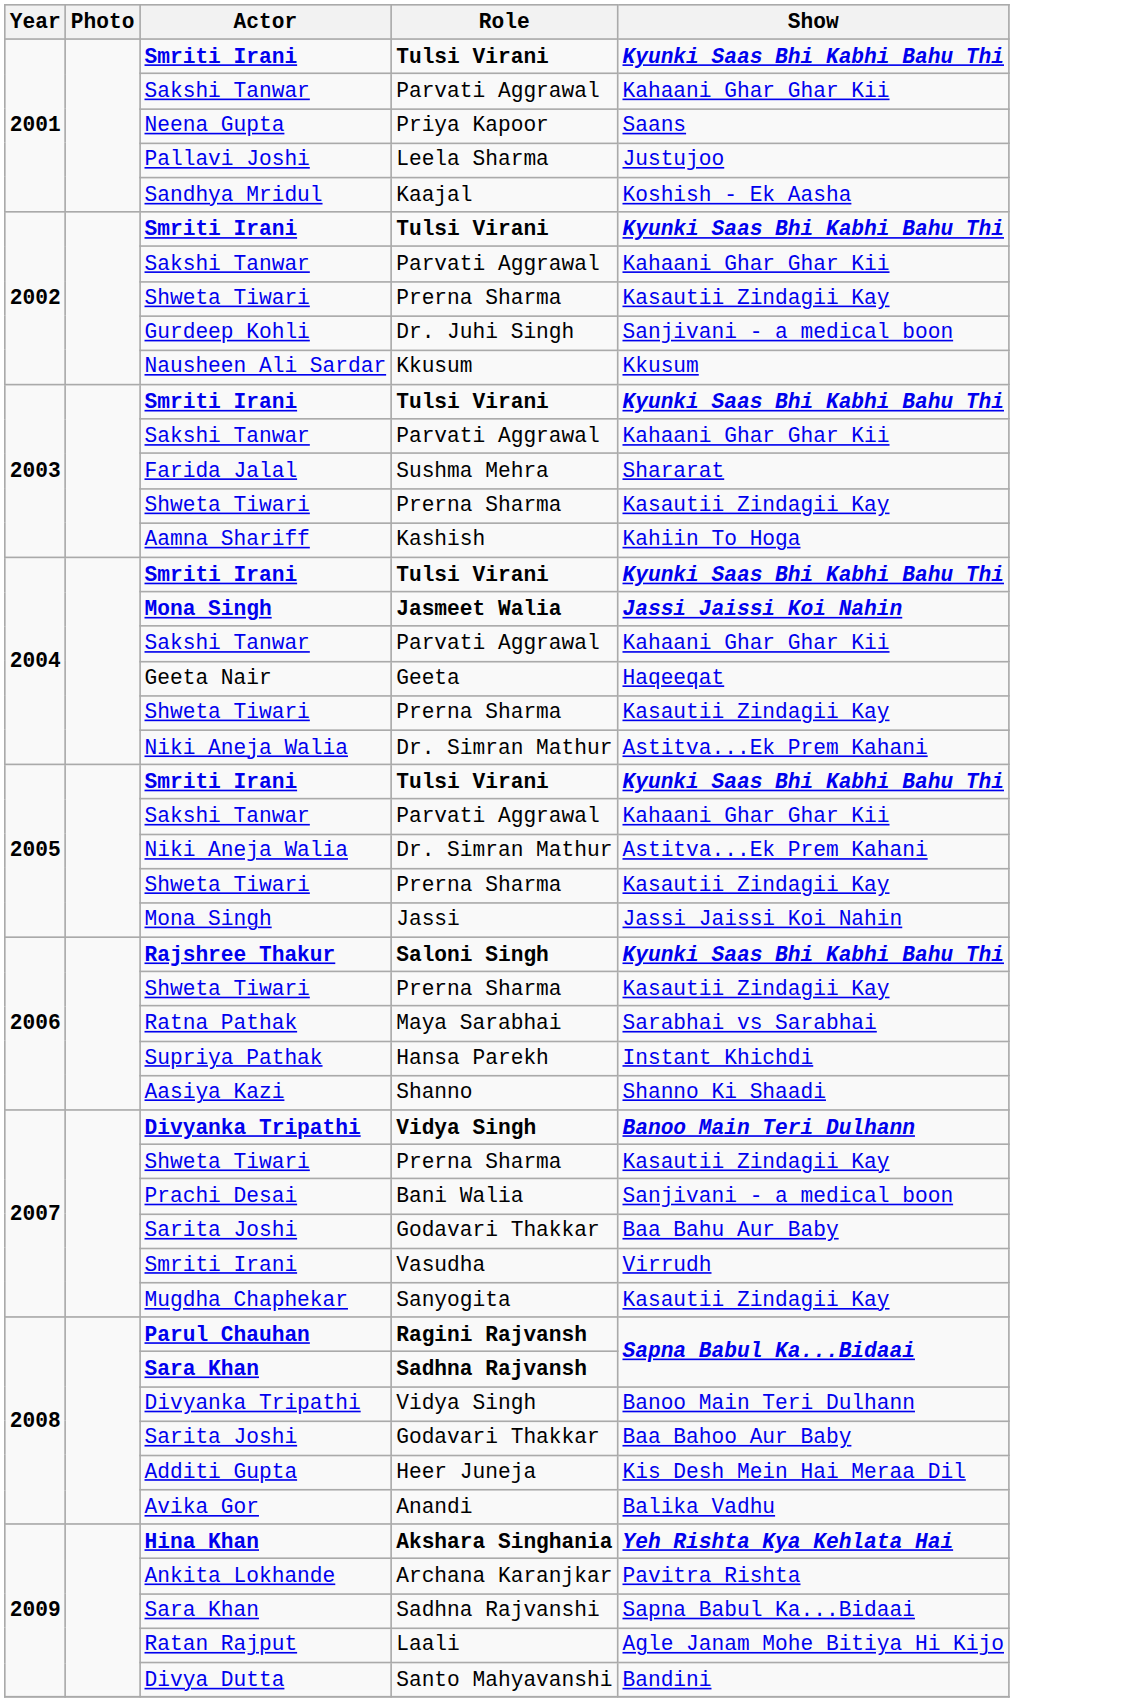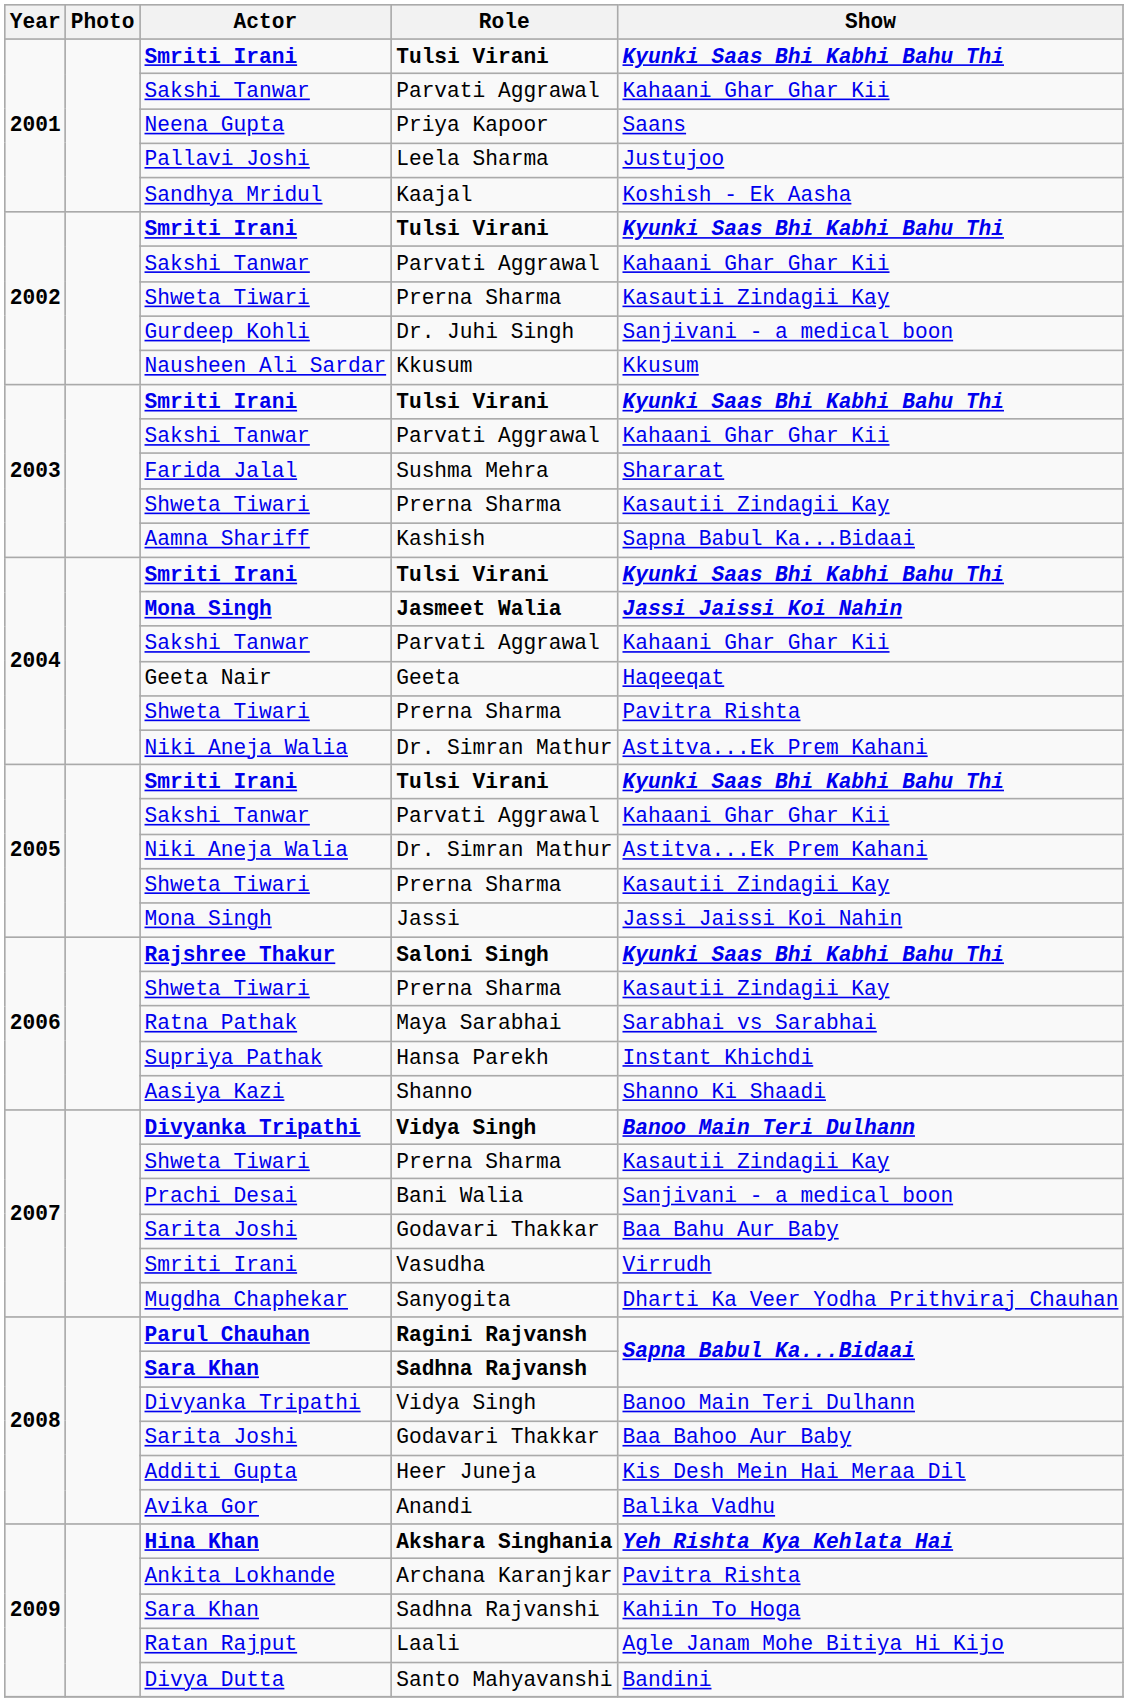(711, 540) Kahiin To Hoga -> (769, 540) Sapna Babul Ka...Bidaai
(756, 713) Kasautii Zindagii Kay -> (711, 713) Pavitra Rishta
(756, 1300) Kasautii Zindagii Kay -> (870, 1300) Dharti Ka Veer Yodha Prithviraj Chauhan
(769, 1611) Sapna Babul Ka...Bidaai -> (711, 1611) Kahiin To Hoga
